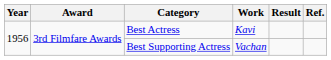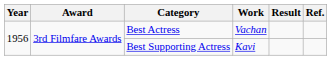(245, 30) Kavi -> (251, 30) Vachan
(251, 47) Vachan -> (245, 47) Kavi
